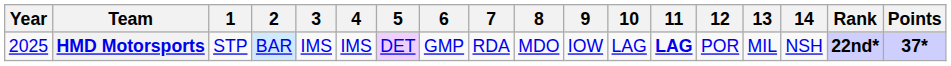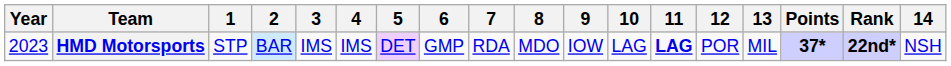columns swapped: (804, 18) <-> (915, 18)
(28, 46) 2025 -> (28, 46) 2023
